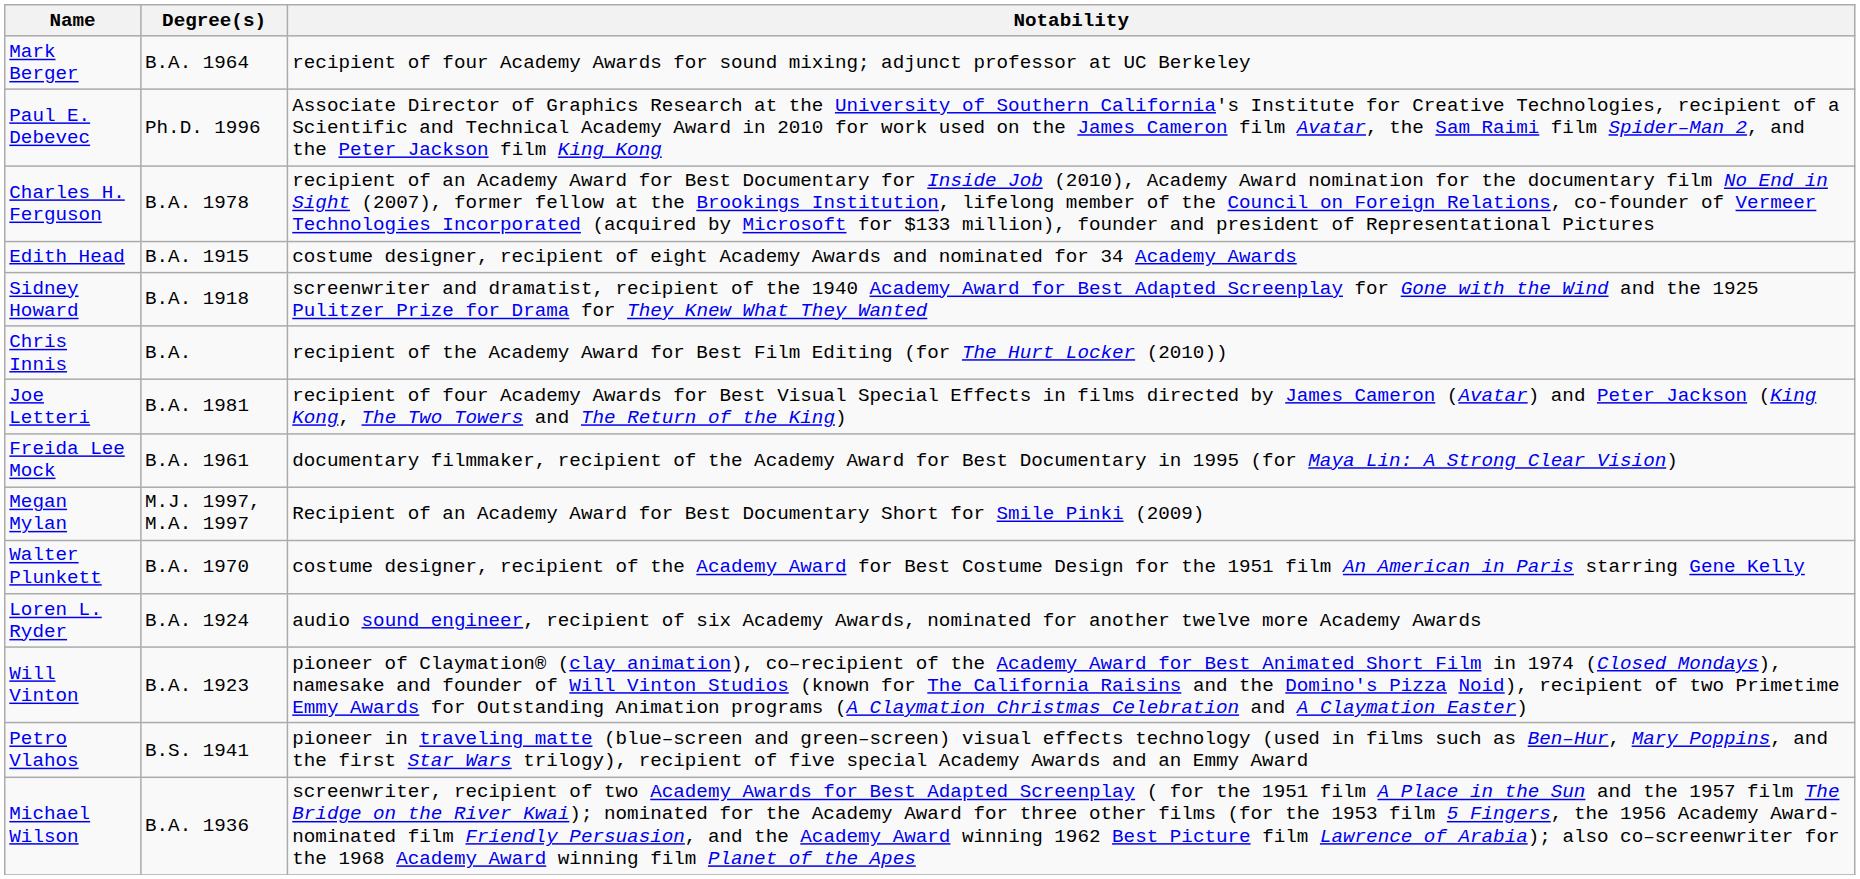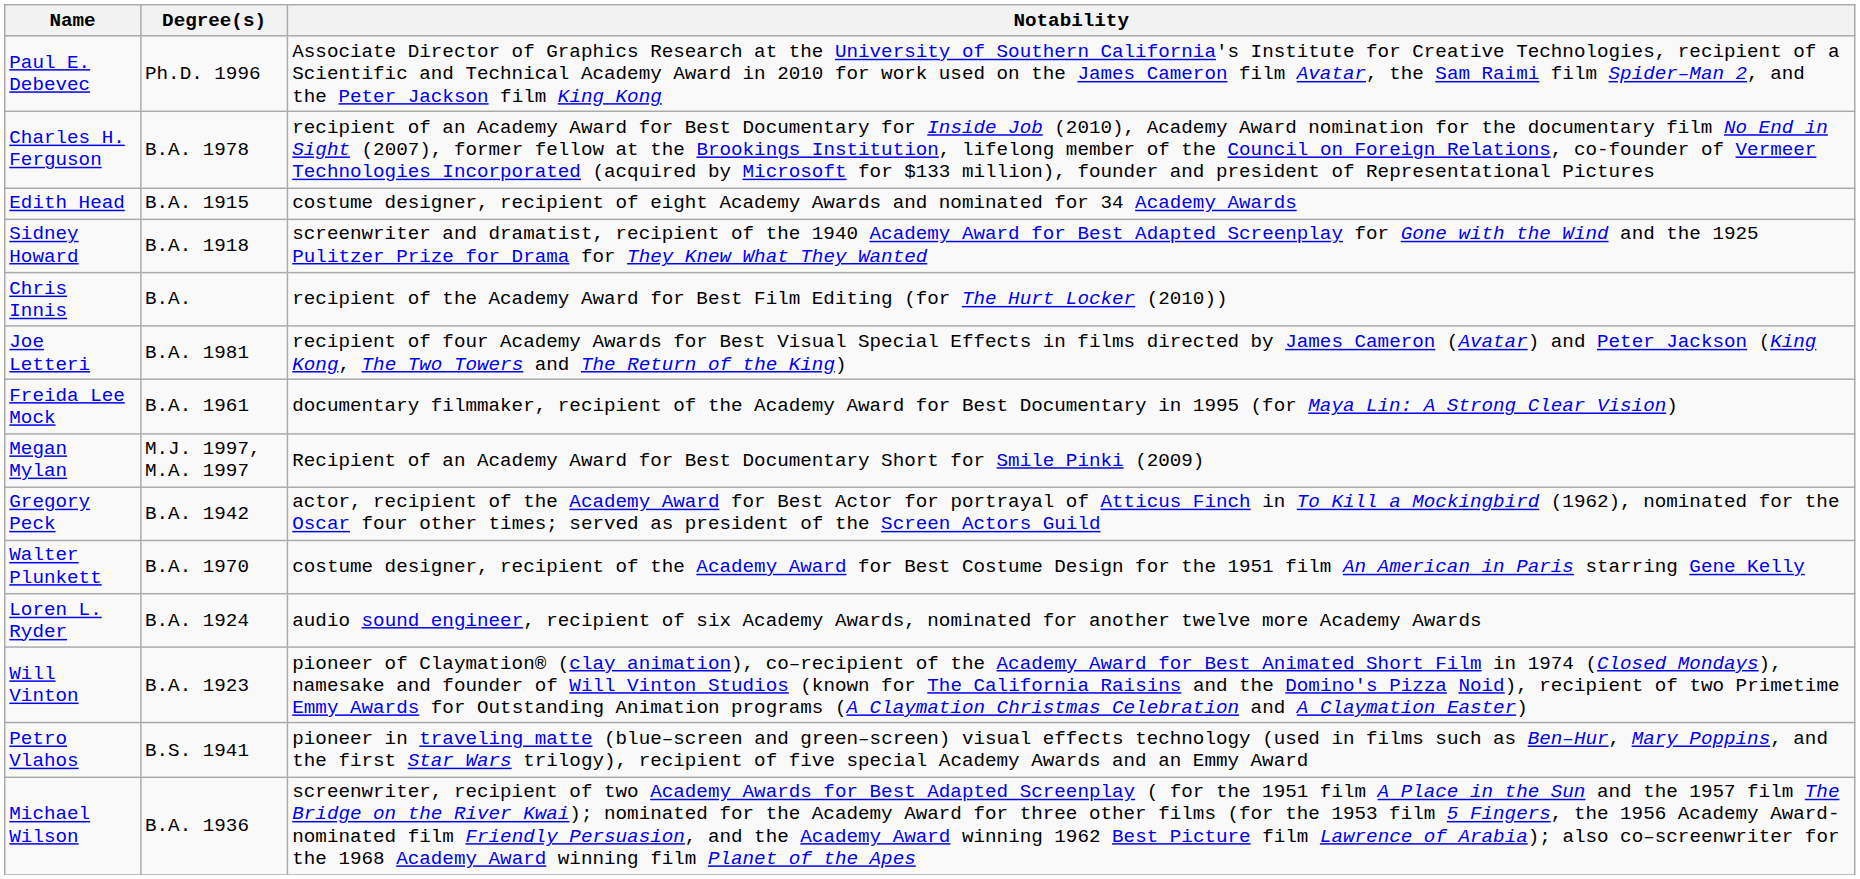- row: (44, 63)
+ row: (50, 514)
